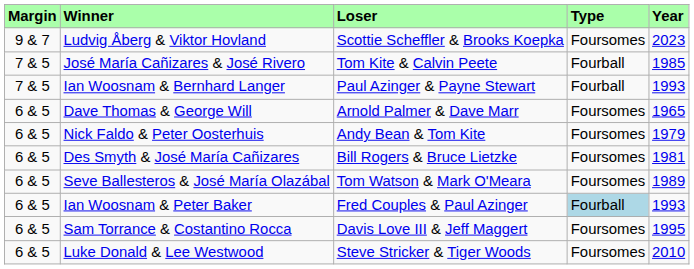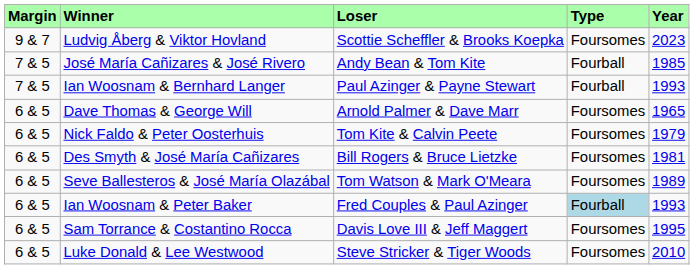(417, 63) Tom Kite & Calvin Peete -> (411, 63) Andy Bean & Tom Kite
(411, 134) Andy Bean & Tom Kite -> (417, 134) Tom Kite & Calvin Peete
